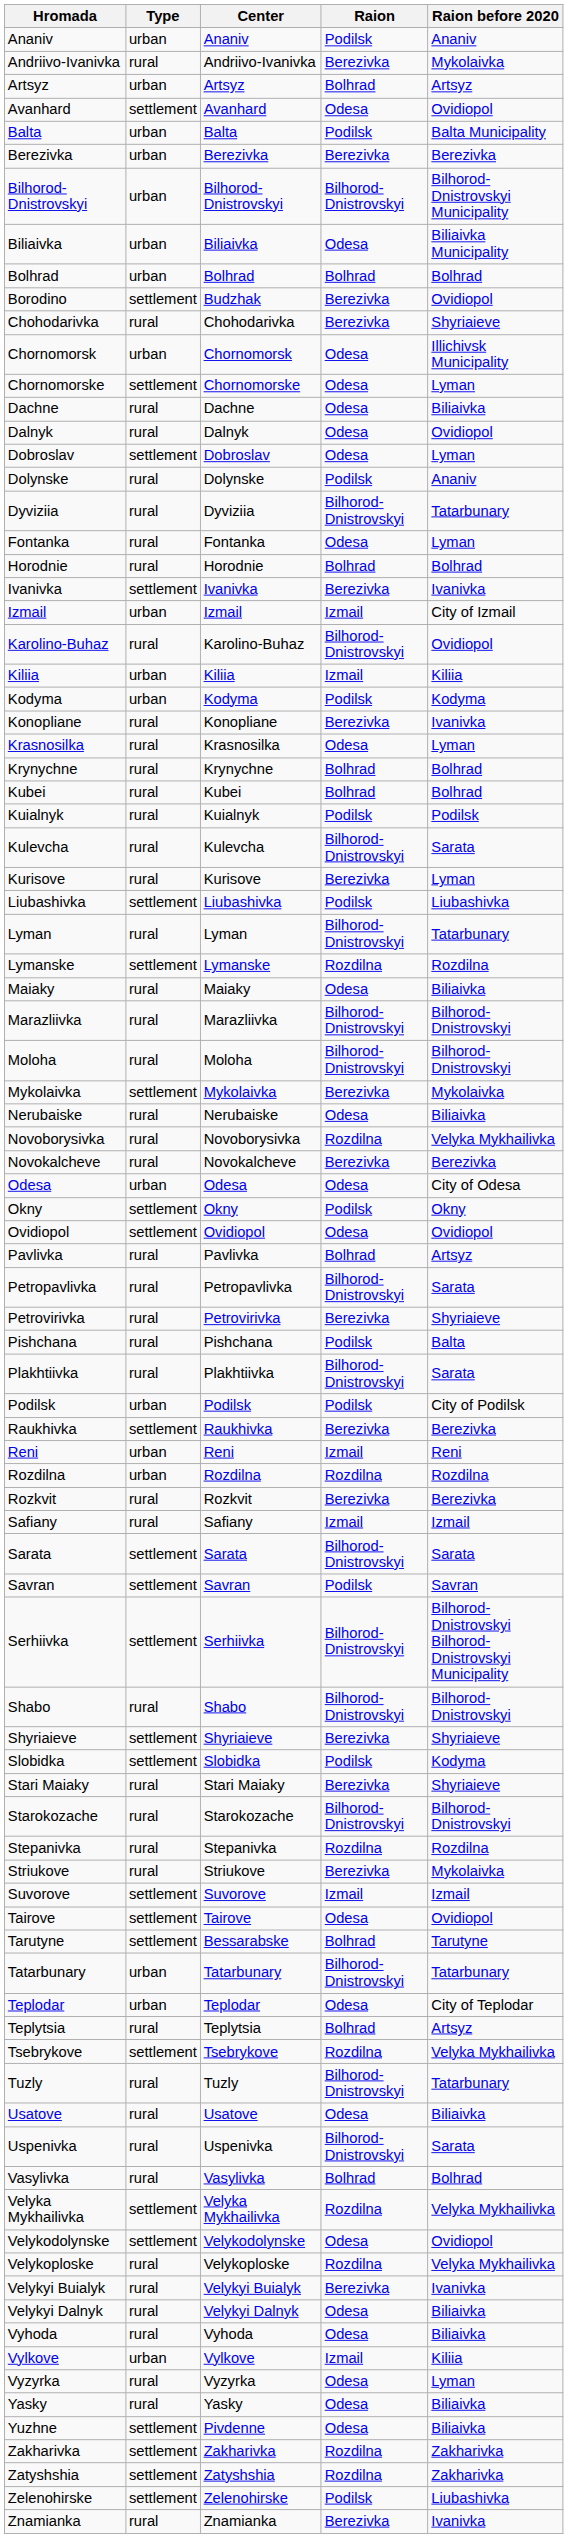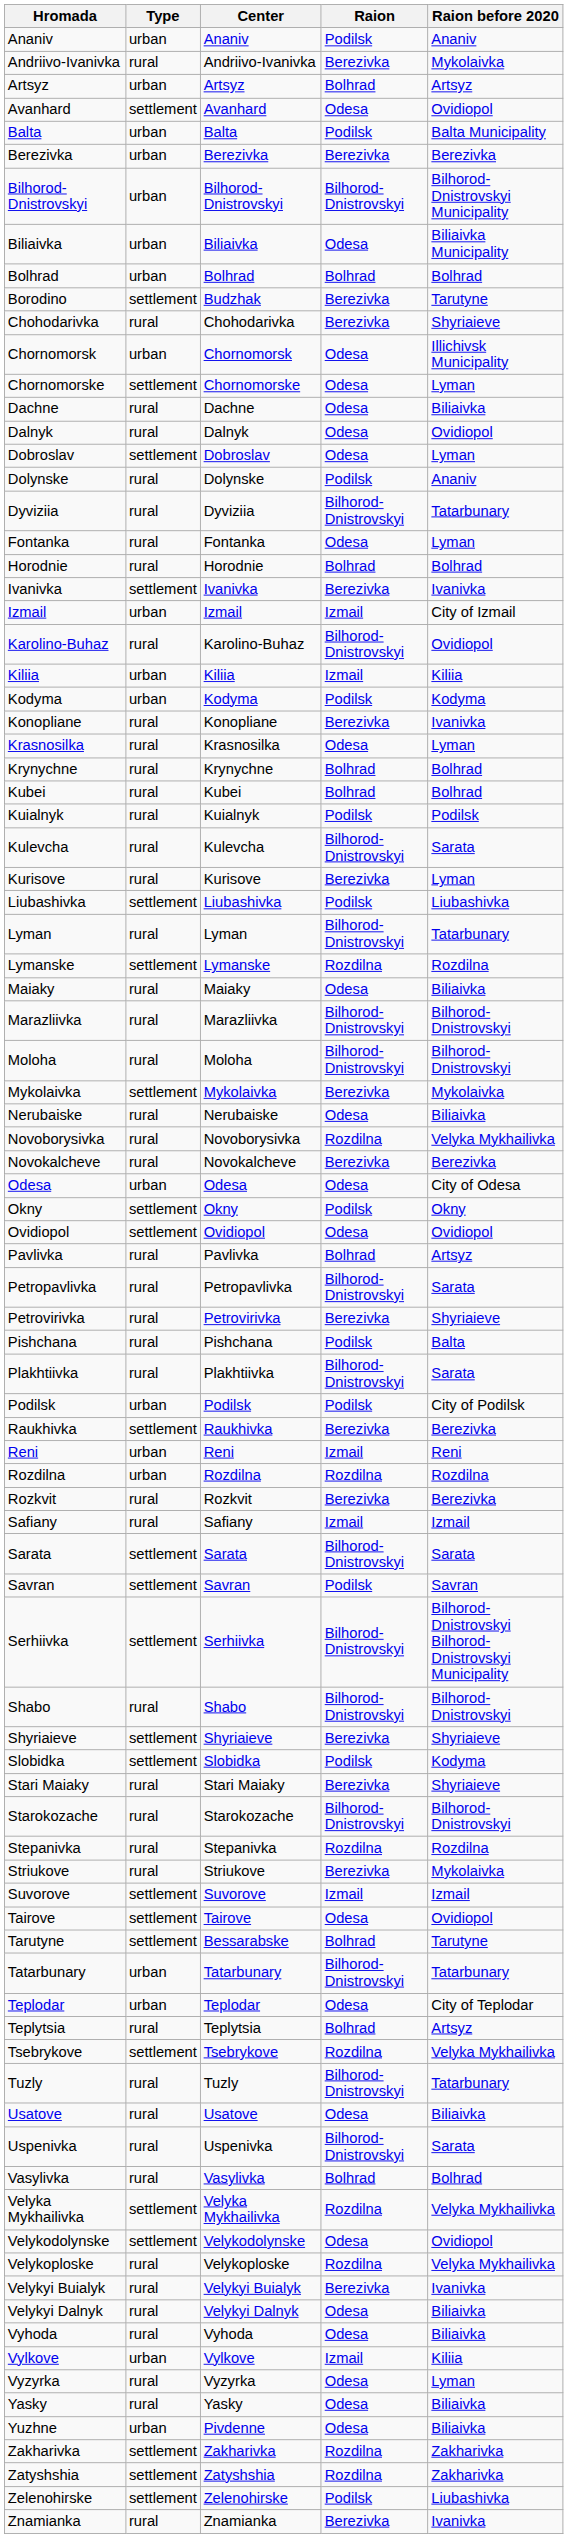(462, 299) Ovidiopol -> (460, 299) Tarutyne
(163, 2428) settlement -> (148, 2428) urban
